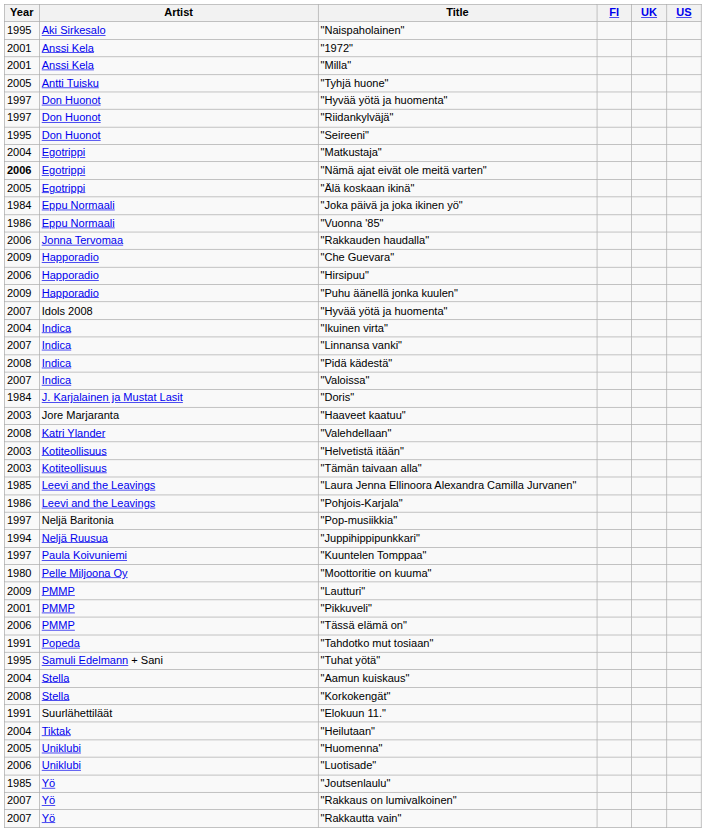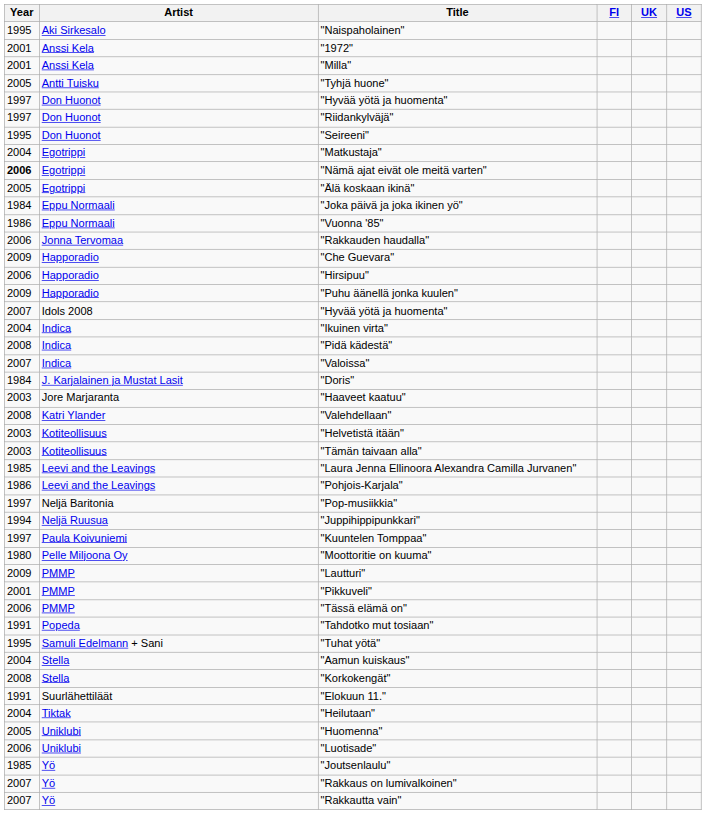- row: (56, 345)
